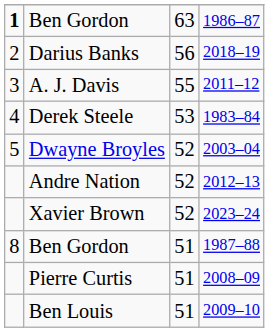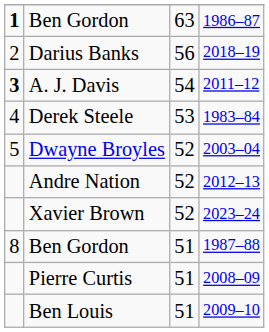(14, 85) normal -> (14, 85) bold
(184, 85) 55 -> (184, 85) 54
